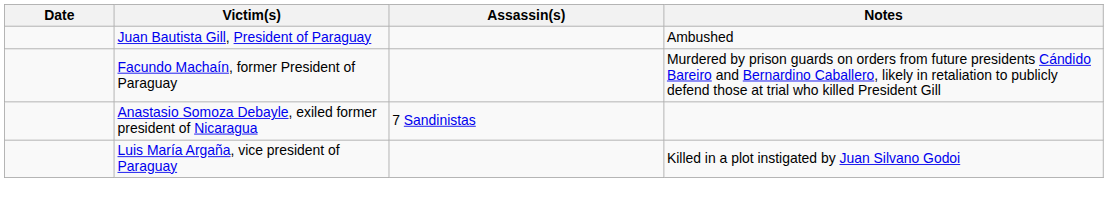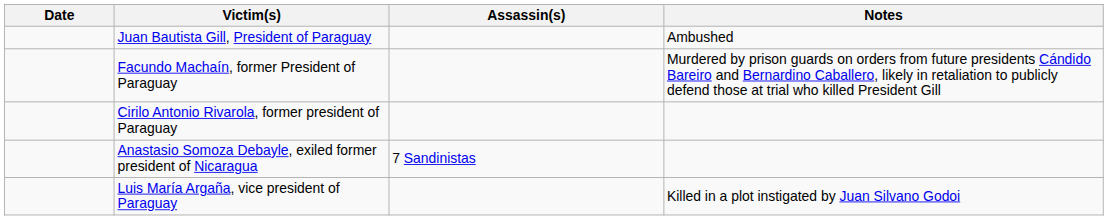+ row: (248, 120)
